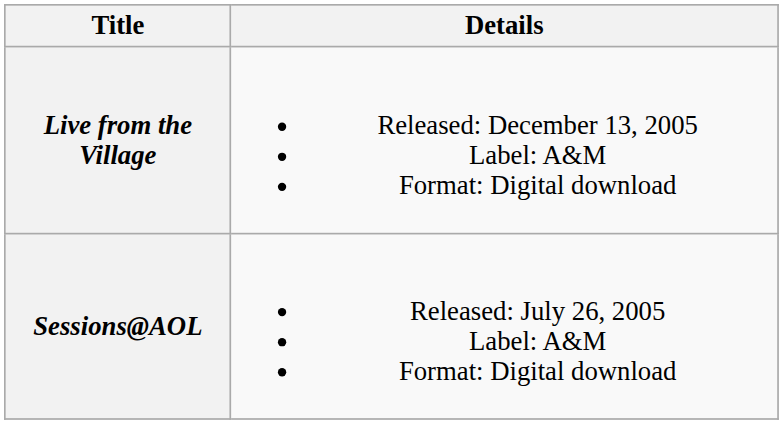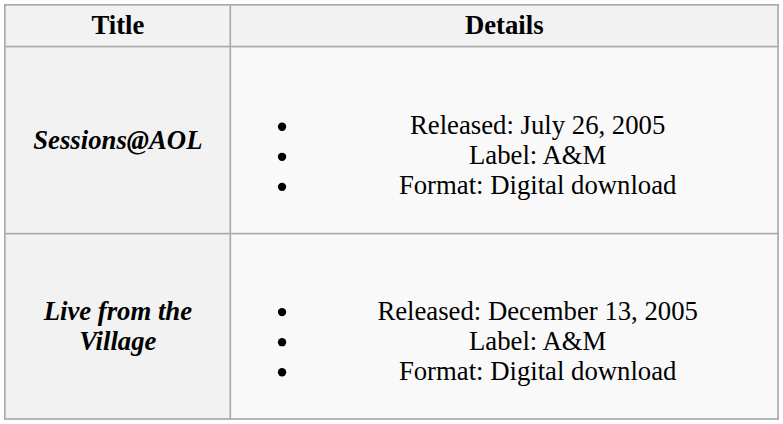rows swapped: (118, 325) <-> (118, 139)
